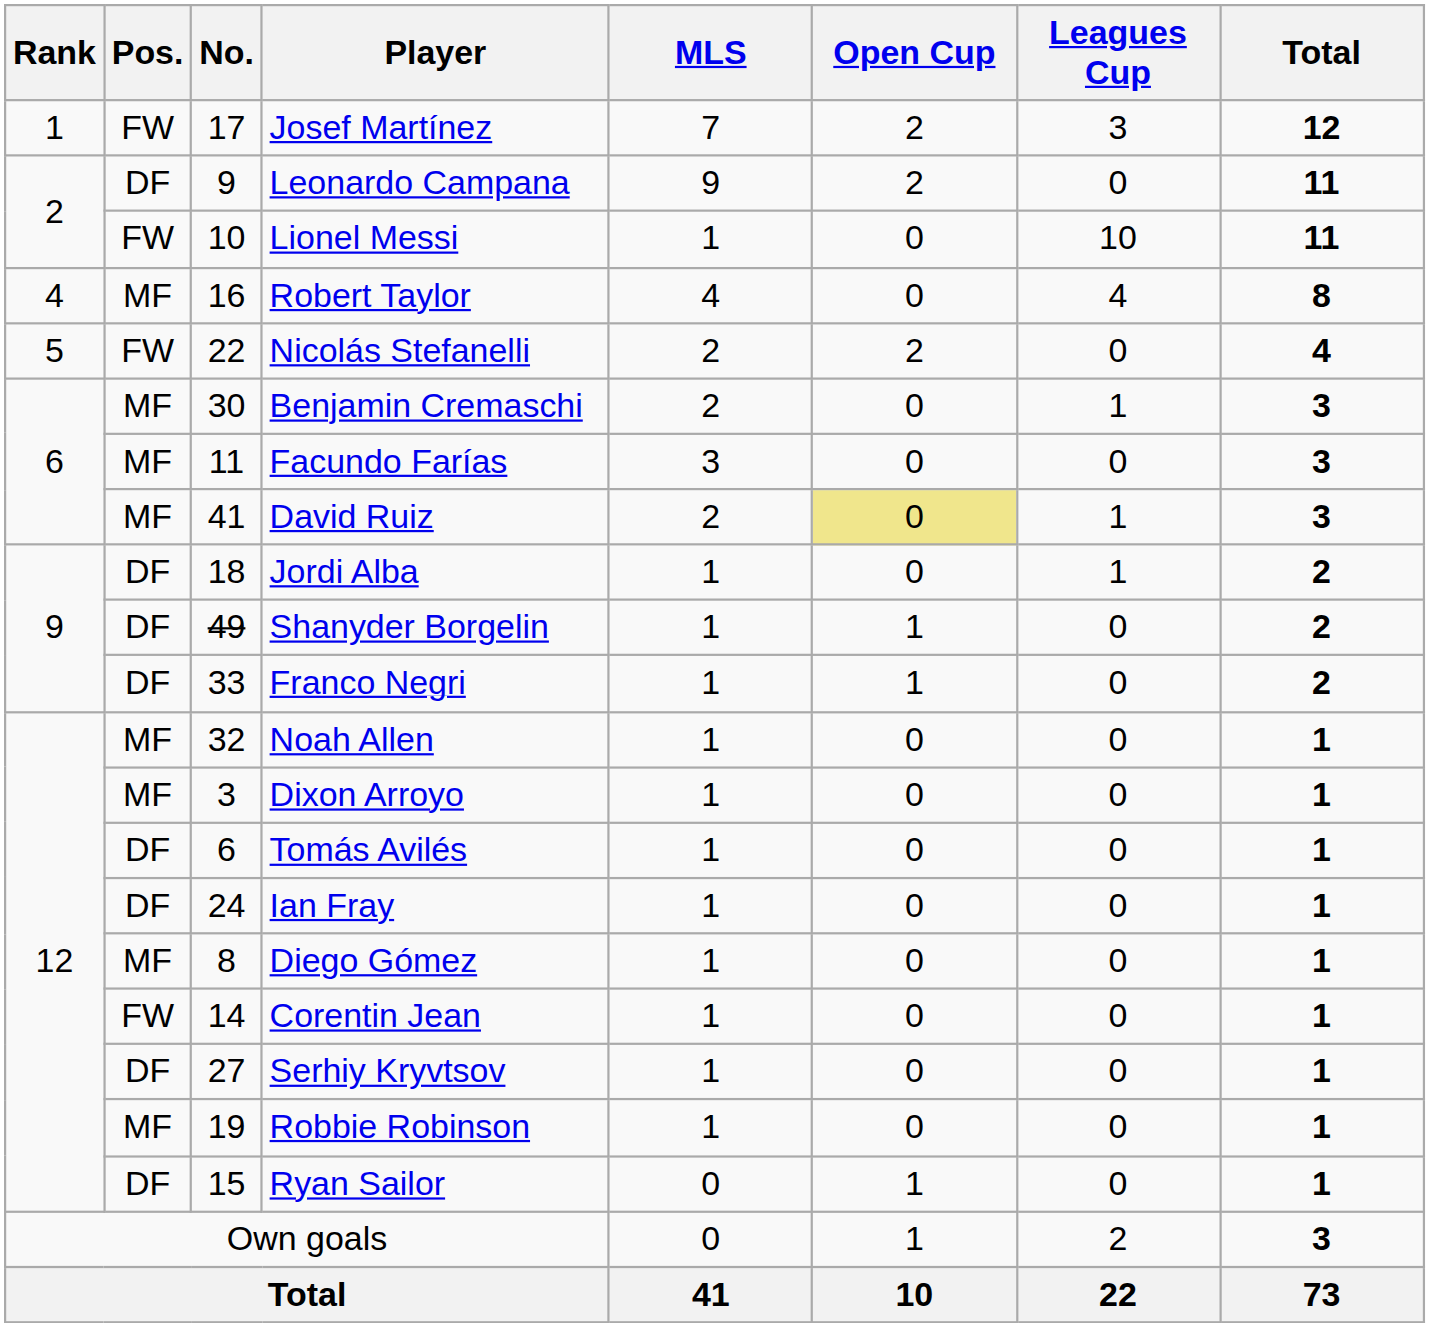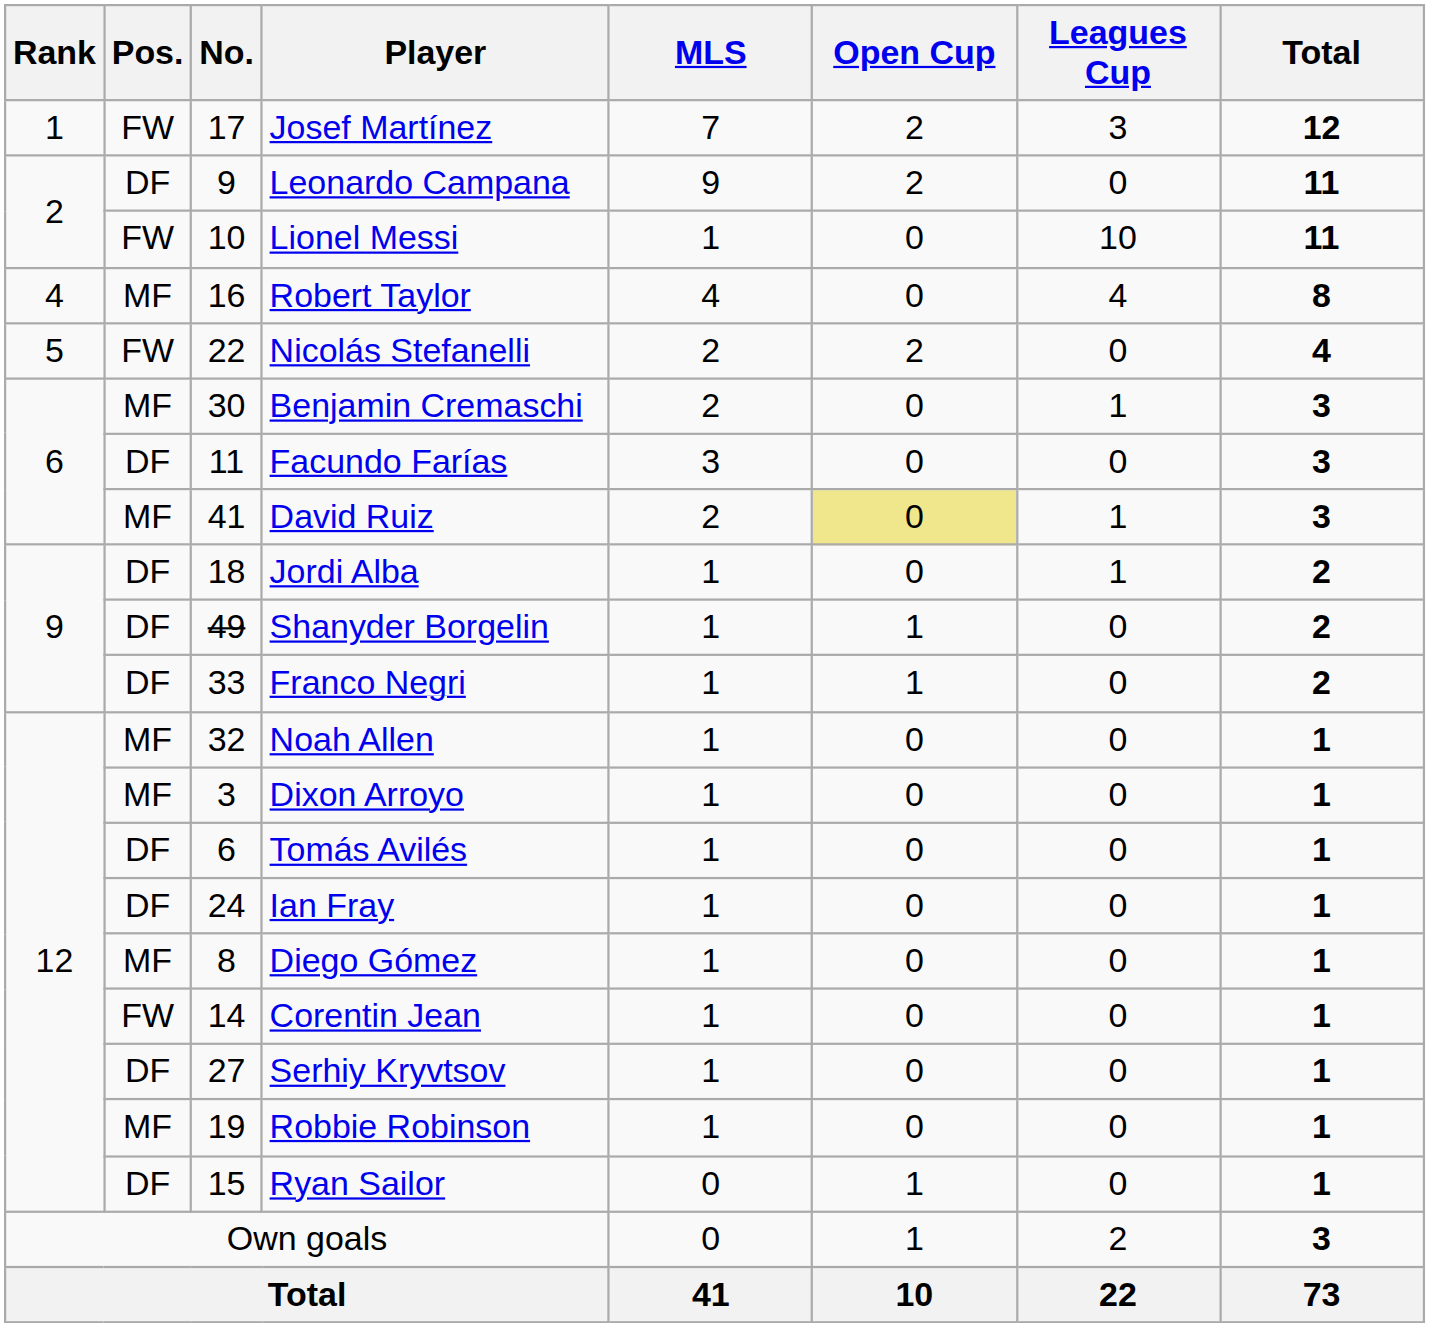(148, 461) MF -> (148, 461) DF
